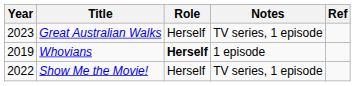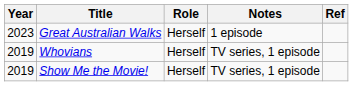(268, 33) TV series, 1 episode -> (237, 33) 1 episode
(187, 52) bold -> (186, 52) normal
(239, 52) 1 episode -> (265, 52) TV series, 1 episode
(20, 71) 2022 -> (20, 71) 2019
